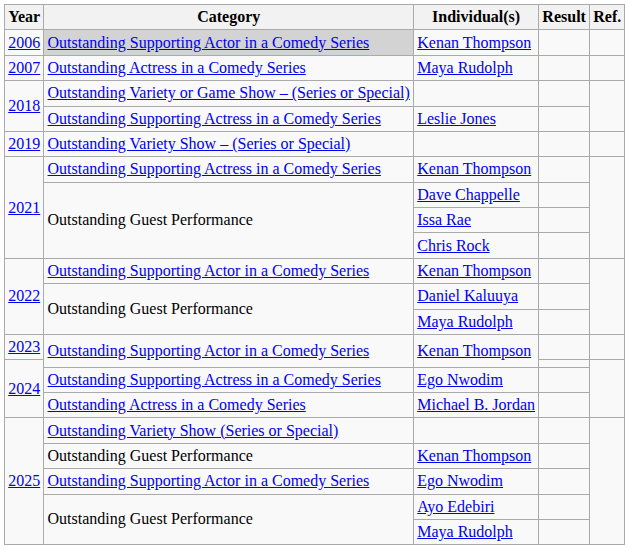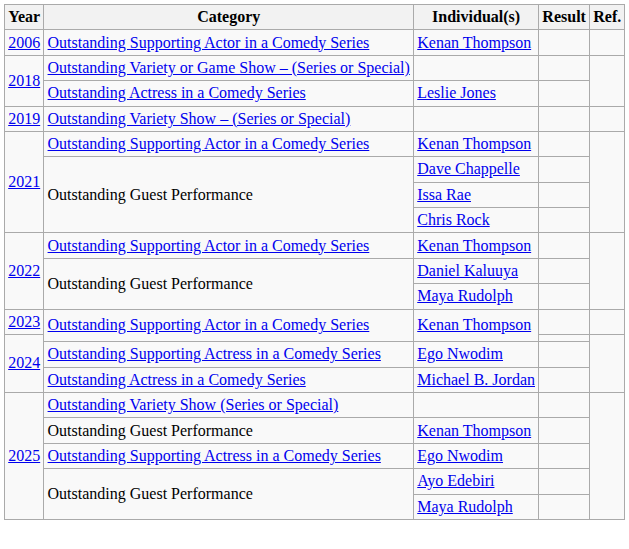(208, 42) lightgrey background -> (208, 42) no background
- row: (24, 67)
(214, 118) Outstanding Supporting Actress in a Comedy Series -> (177, 93) Outstanding Actress in a Comedy Series
(214, 169) Outstanding Supporting Actress in a Comedy Series -> (208, 144) Outstanding Supporting Actor in a Comedy Series
(208, 481) Outstanding Supporting Actor in a Comedy Series -> (214, 455) Outstanding Supporting Actress in a Comedy Series
